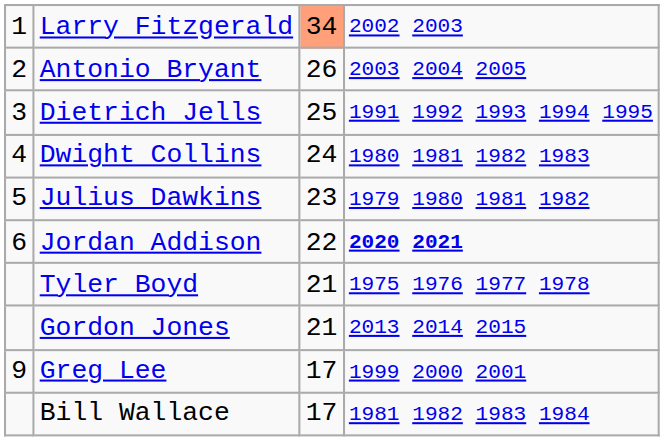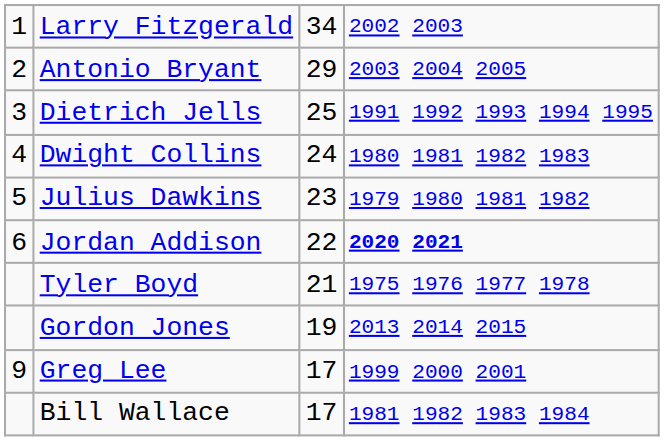(322, 27) lightsalmon background -> (322, 27) no background
(322, 70) 26 -> (322, 70) 29
(322, 328) 21 -> (322, 328) 19
